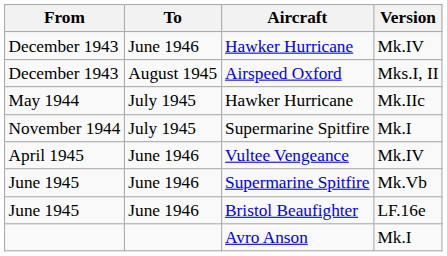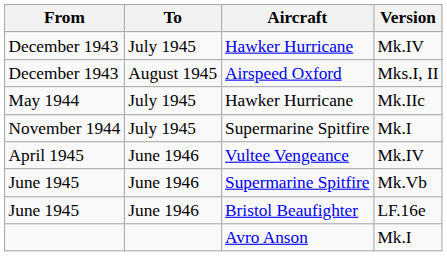(164, 45) June 1946 -> (162, 45) July 1945
